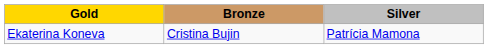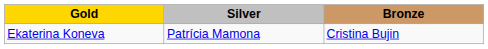columns swapped: (404, 14) <-> (244, 14)
